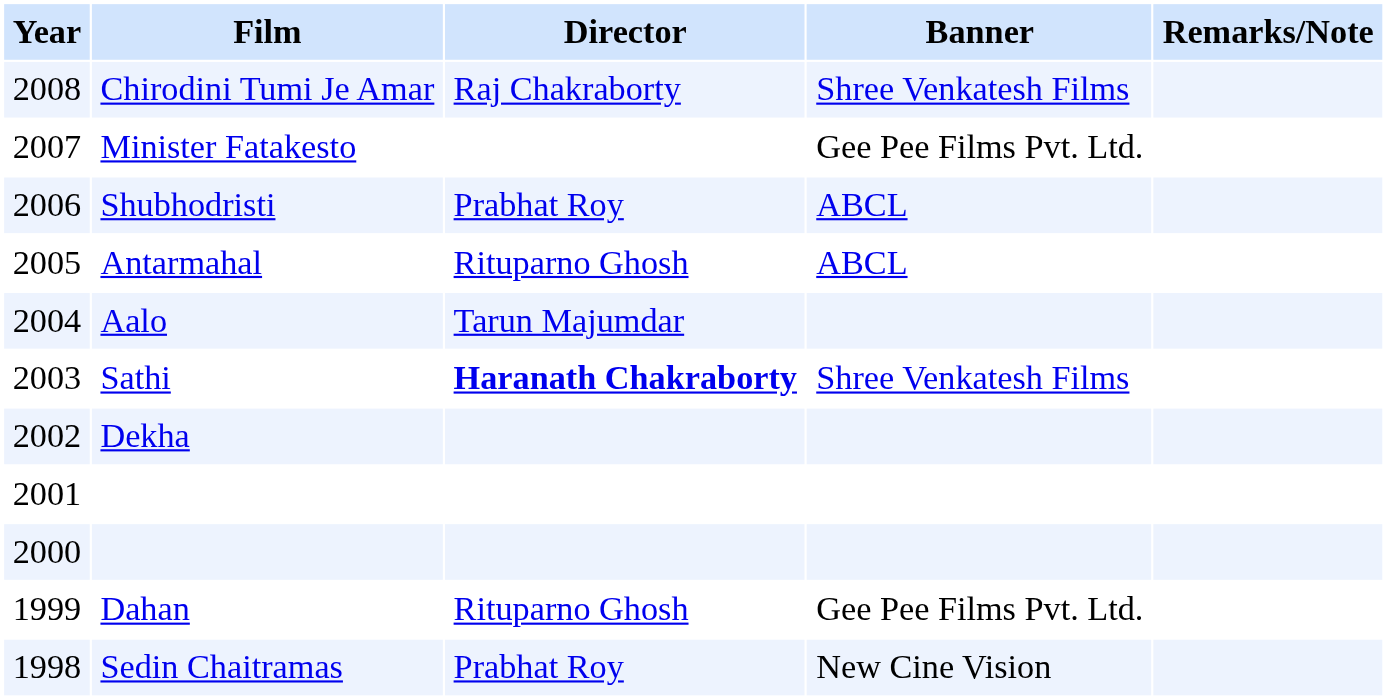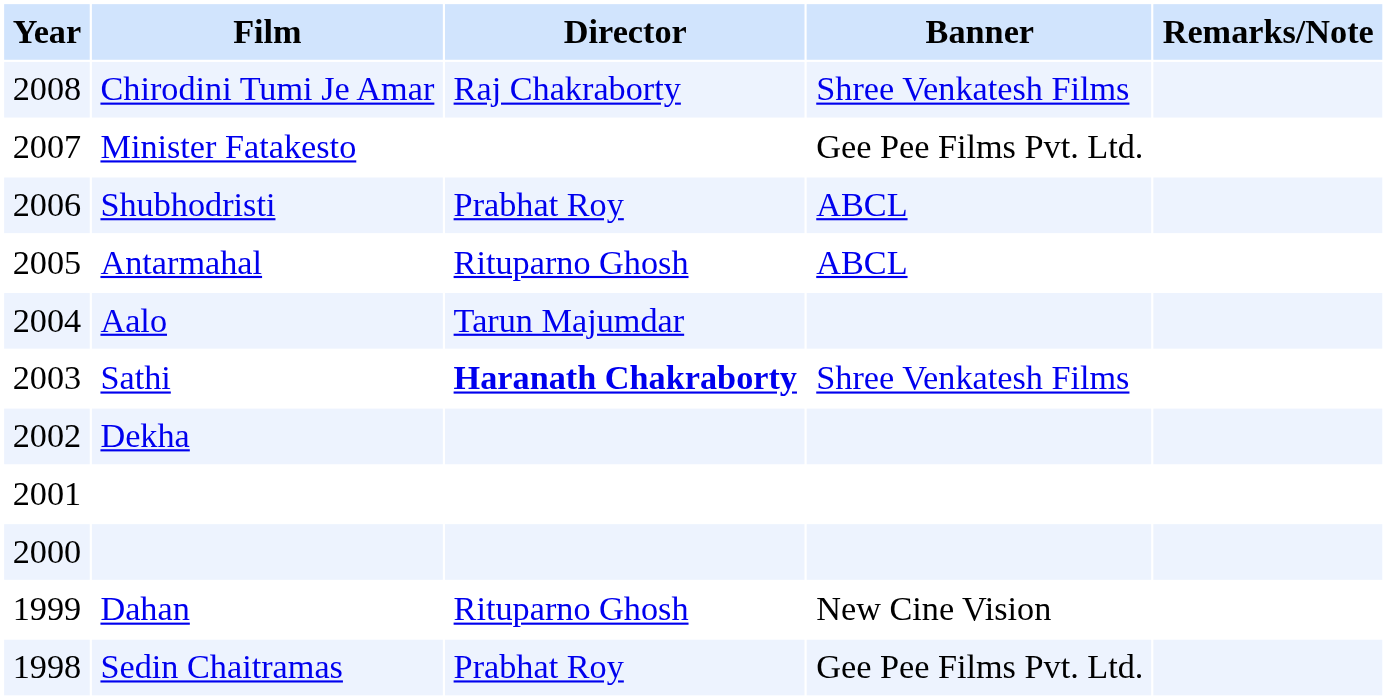(980, 609) Gee Pee Films Pvt. Ltd. -> (934, 609) New Cine Vision
(934, 666) New Cine Vision -> (980, 666) Gee Pee Films Pvt. Ltd.
